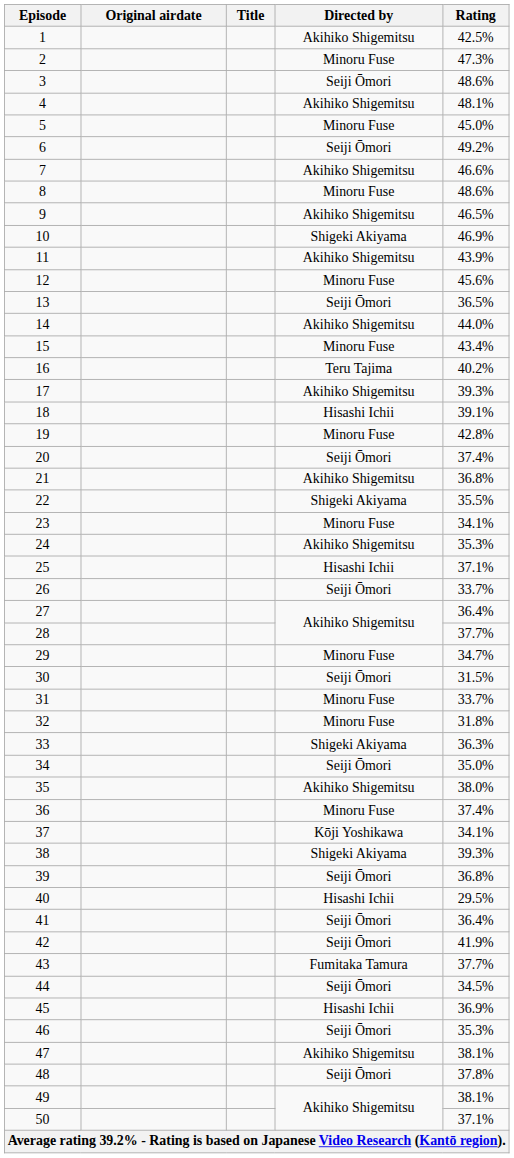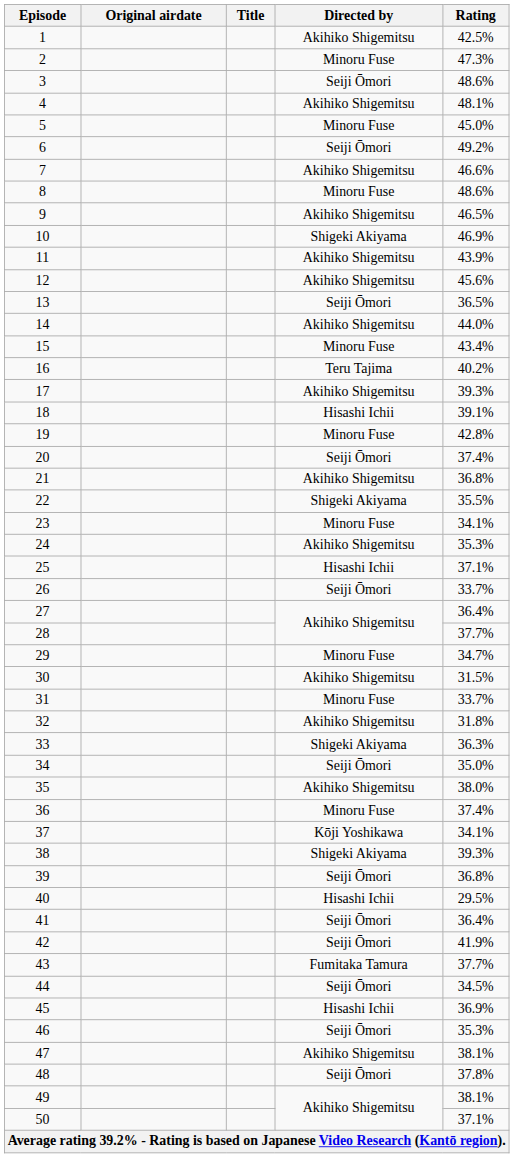(359, 280) Minoru Fuse -> (359, 280) Akihiko Shigemitsu
(359, 677) Seiji Ōmori -> (359, 677) Akihiko Shigemitsu
(359, 721) Minoru Fuse -> (359, 721) Akihiko Shigemitsu
